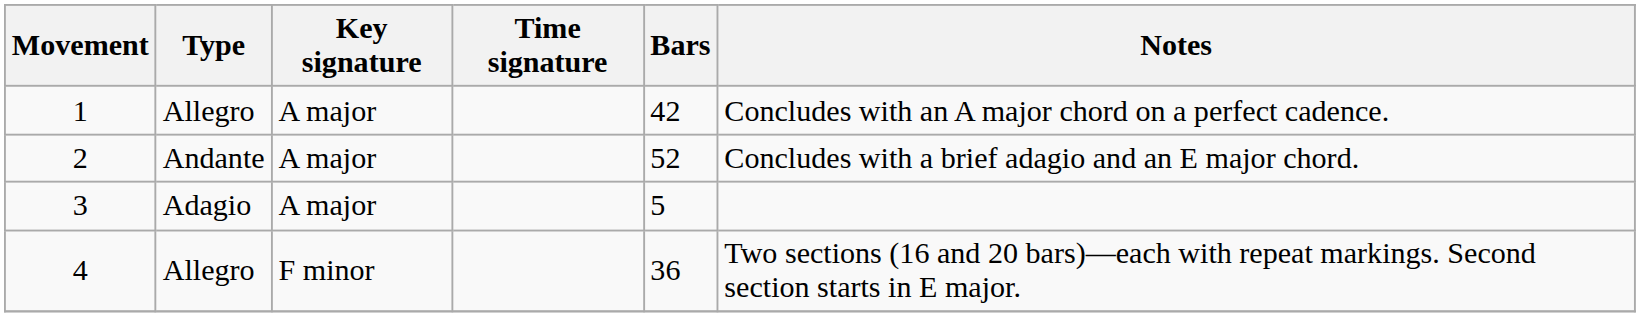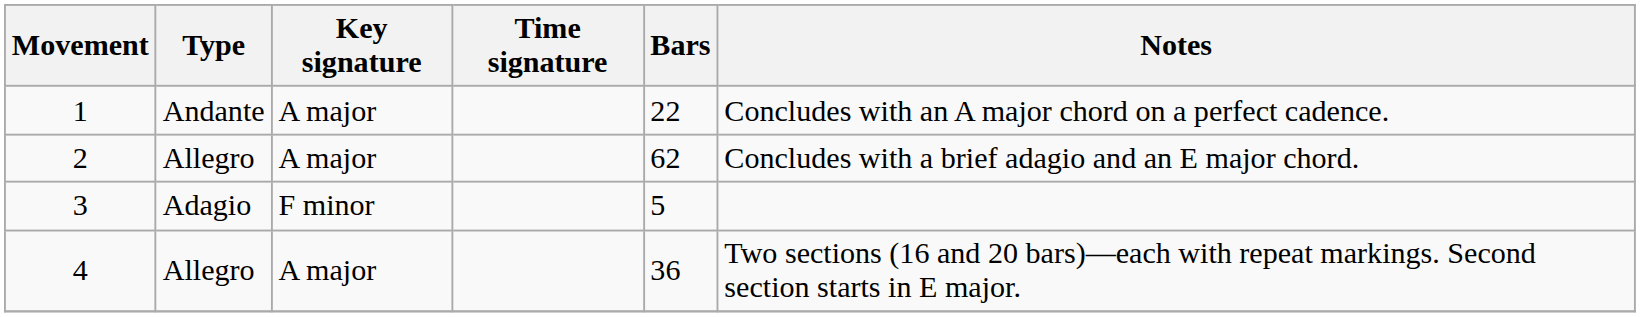(209, 109) Allegro -> (214, 109) Andante
(665, 109) 42 -> (665, 109) 22
(214, 157) Andante -> (209, 157) Allegro
(665, 157) 52 -> (665, 157) 62
(327, 205) A major -> (327, 205) F minor
(327, 269) F minor -> (327, 269) A major
